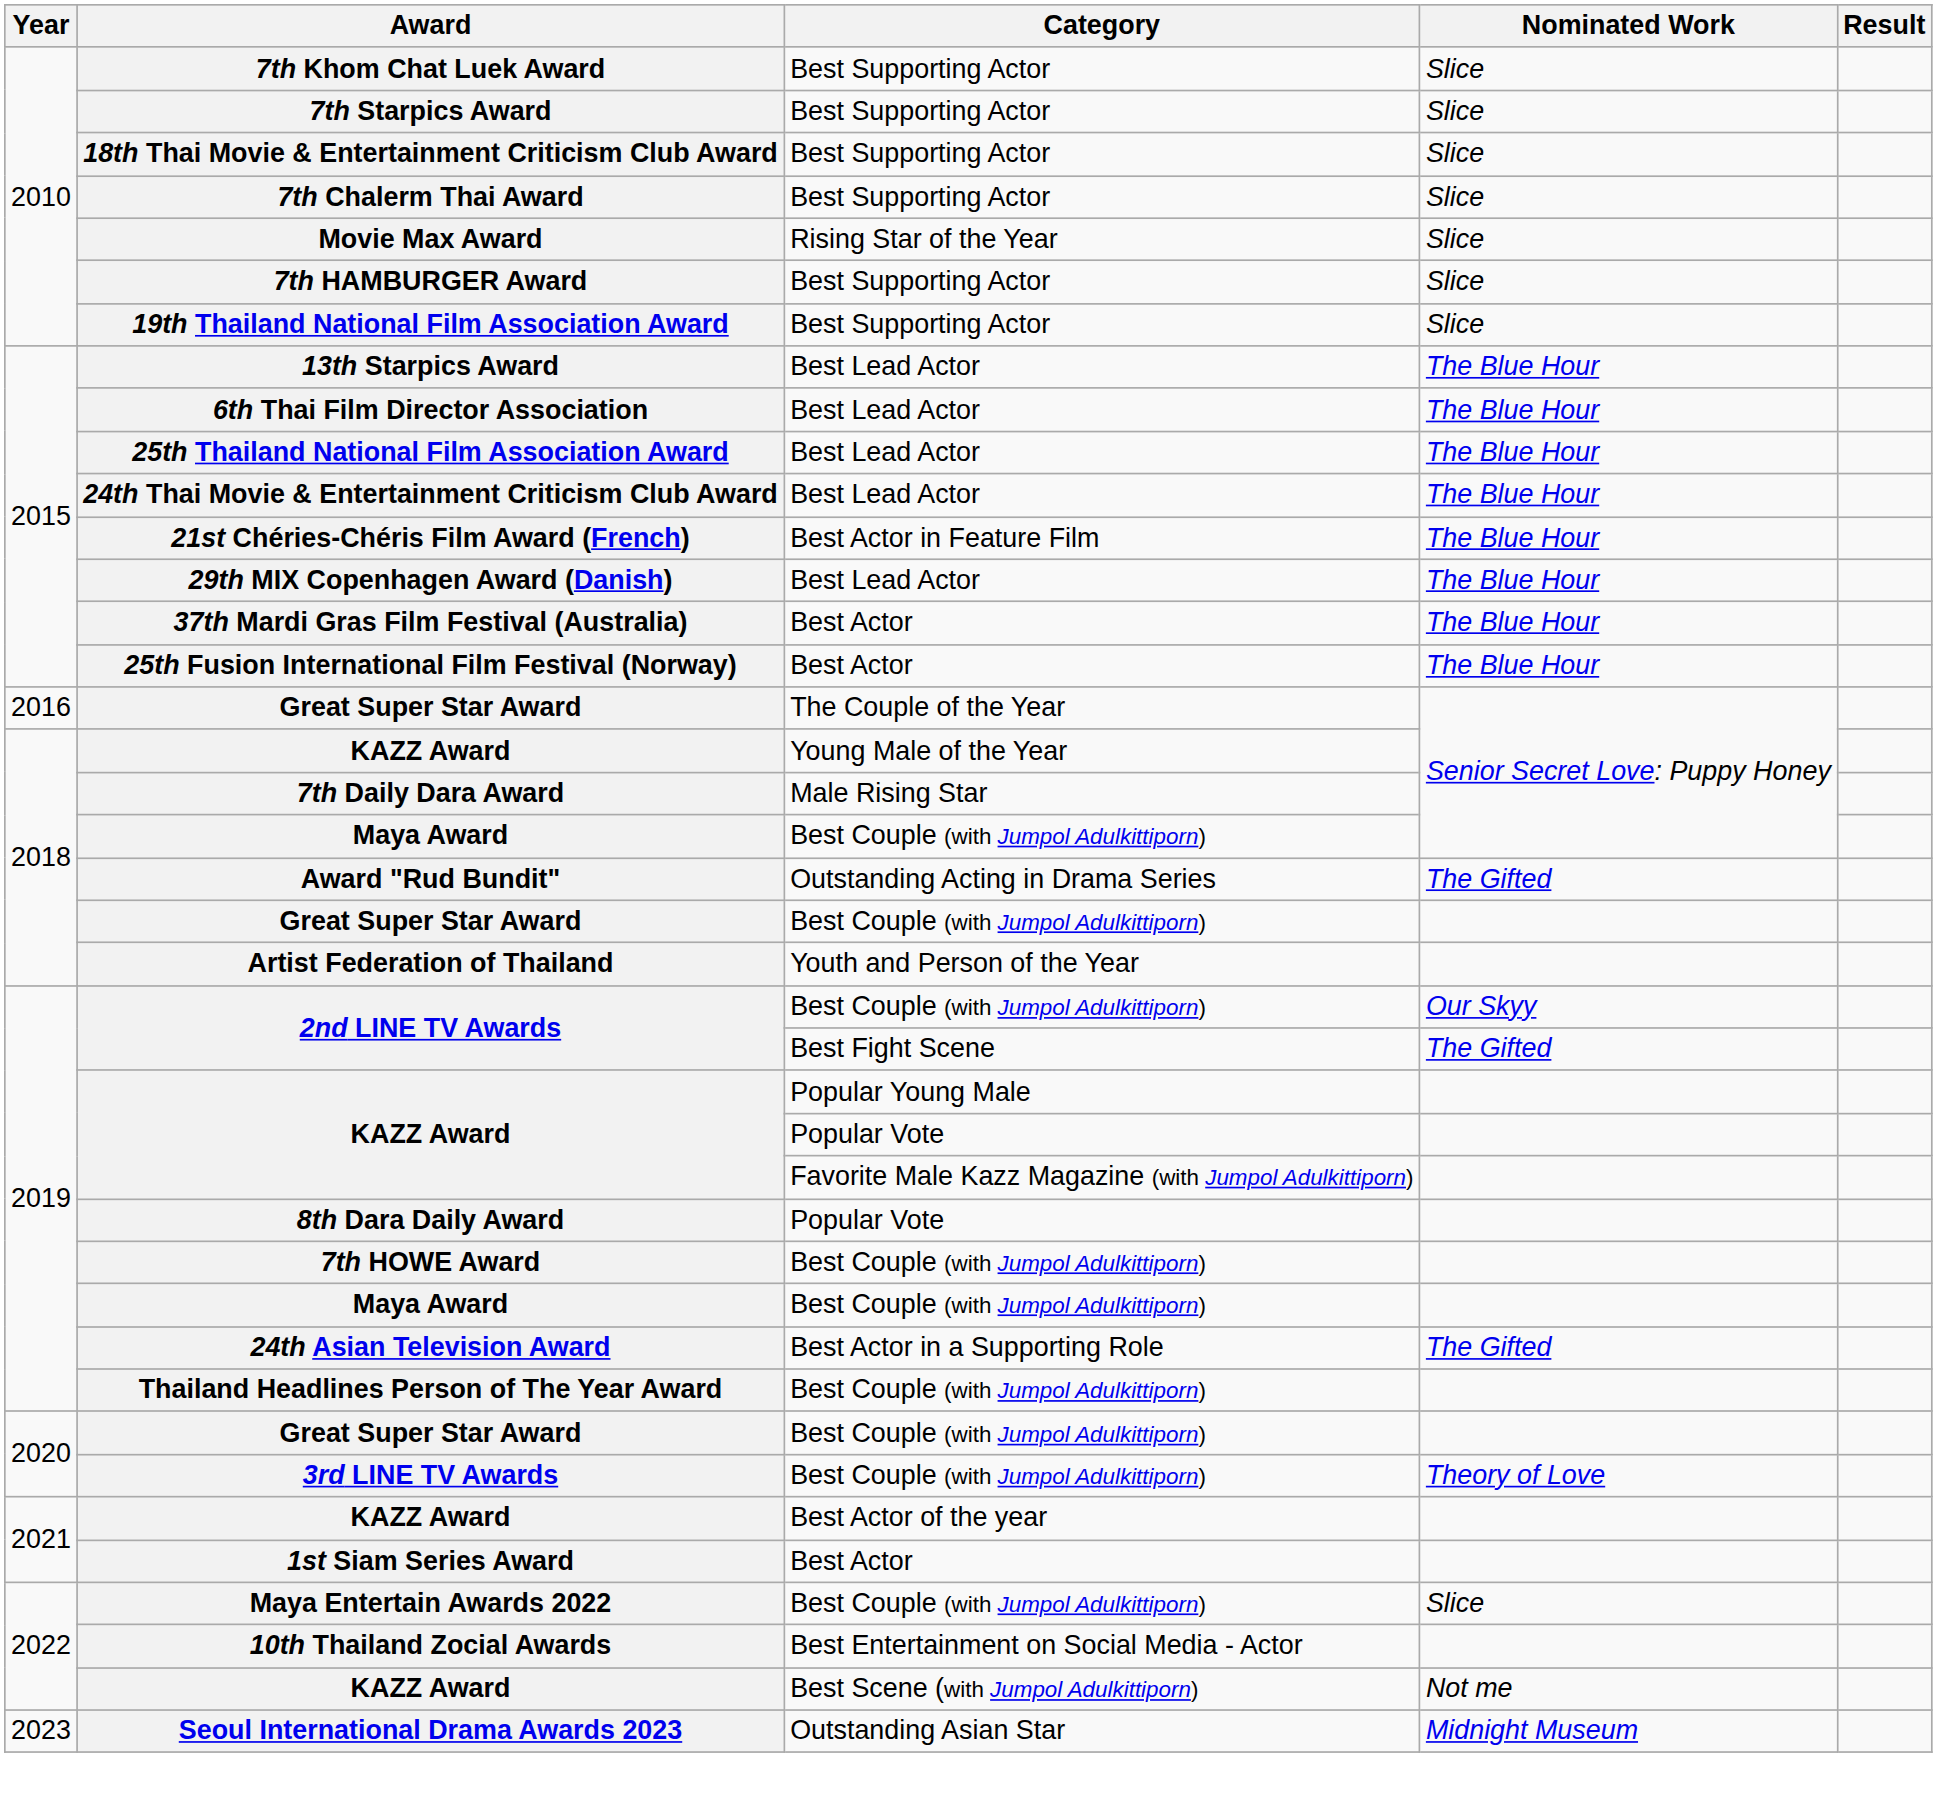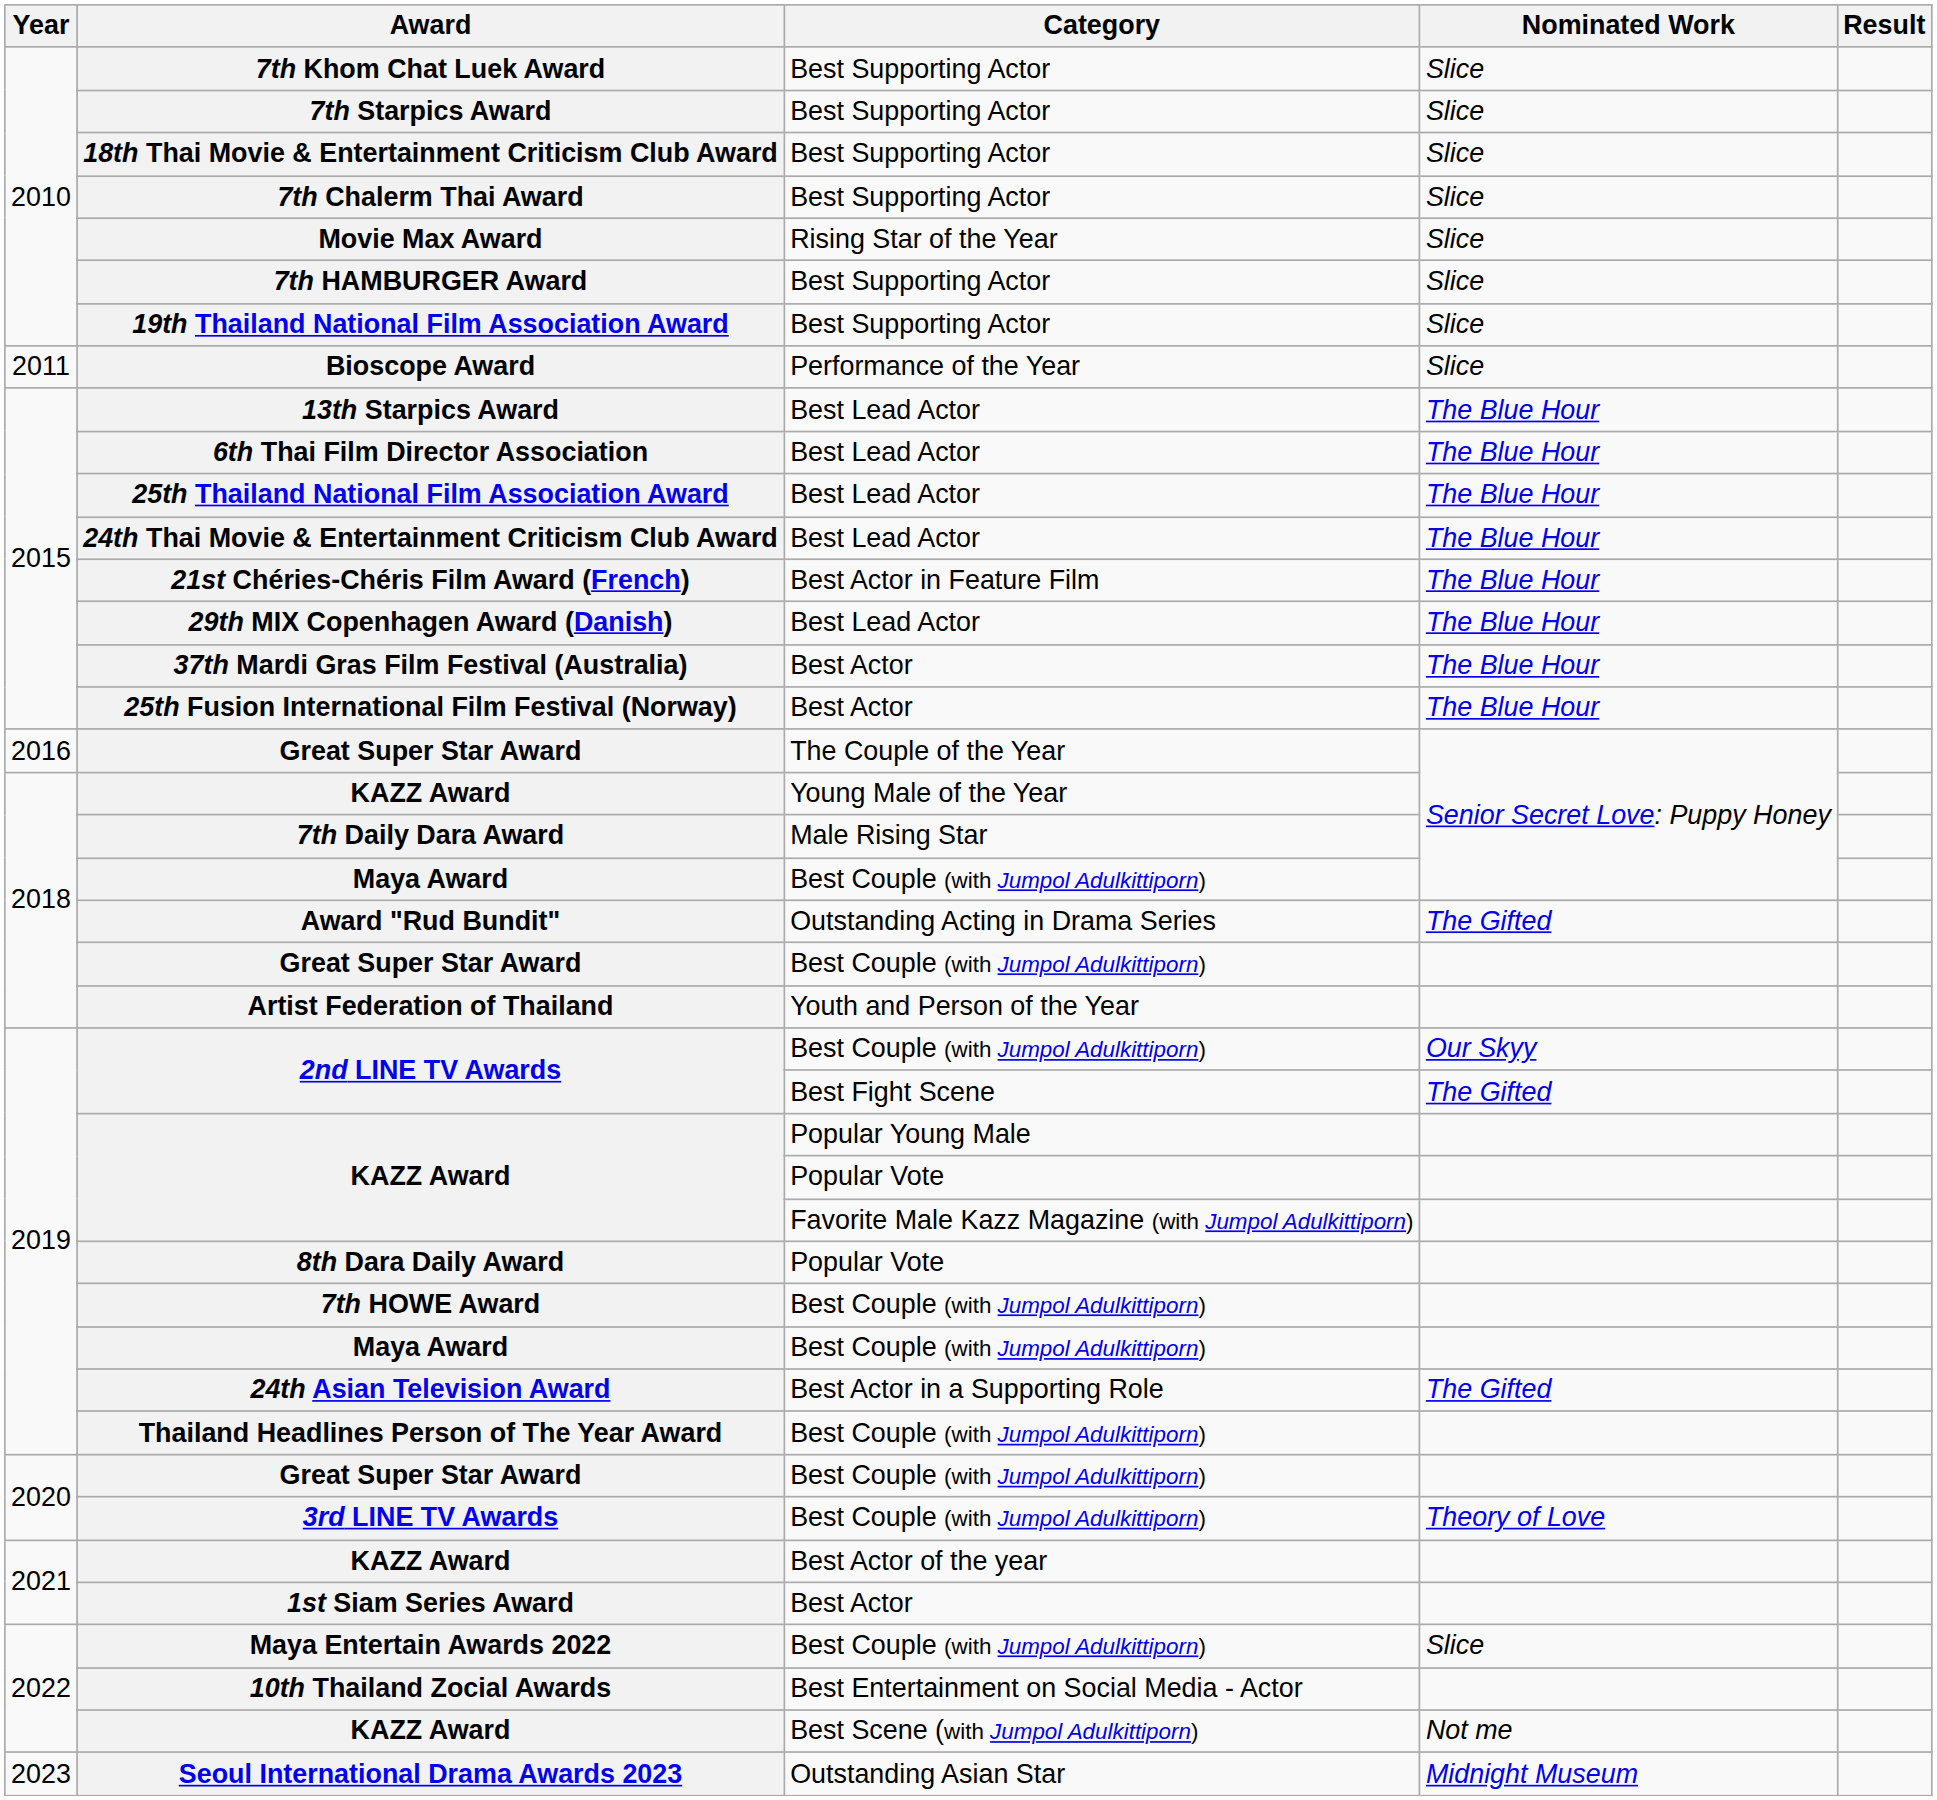+ row: (430, 366)
